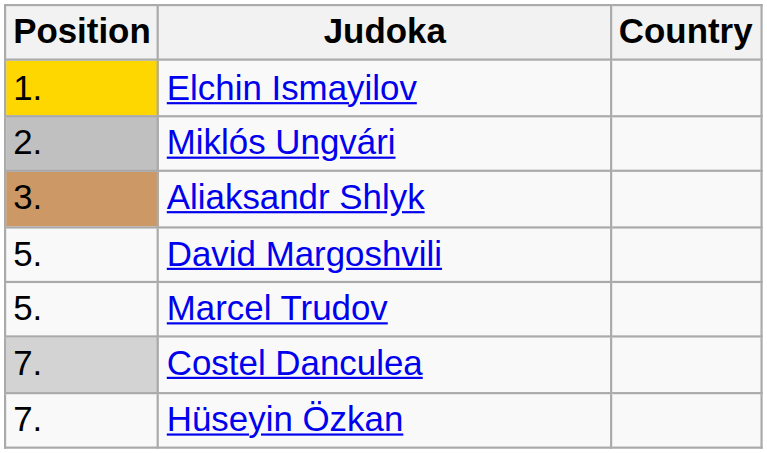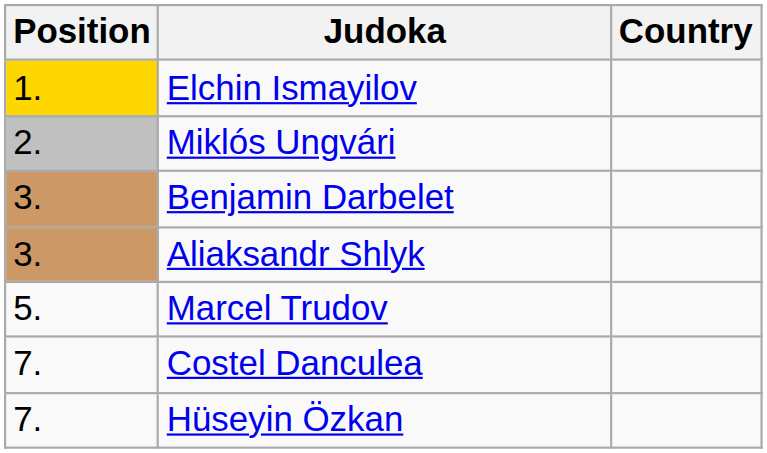+ row: (310, 198)
- row: (304, 253)
(28, 364) lightgrey background -> (28, 364) no background
